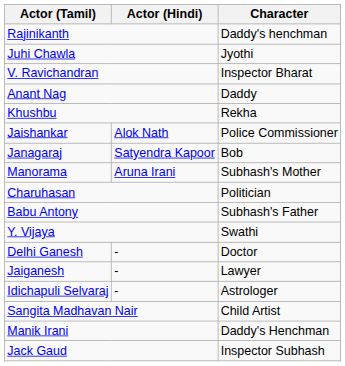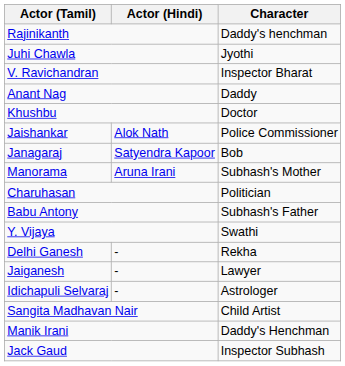(239, 113) Rekha -> (239, 113) Doctor
(239, 251) Doctor -> (239, 251) Rekha
